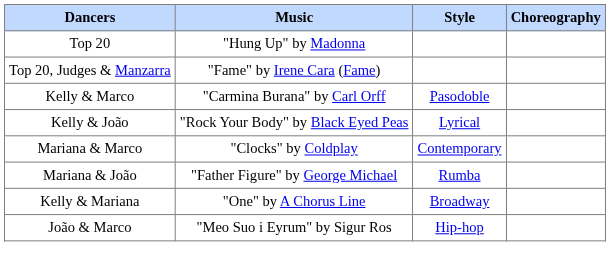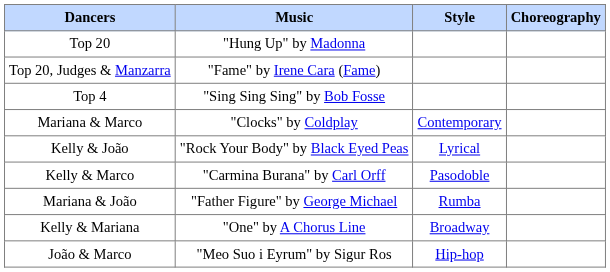+ row: (90, 96)
rows swapped: (90, 96) <-> (90, 148)
